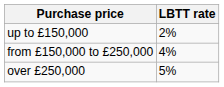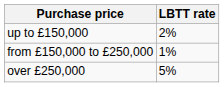(168, 52) 4% -> (168, 52) 1%
